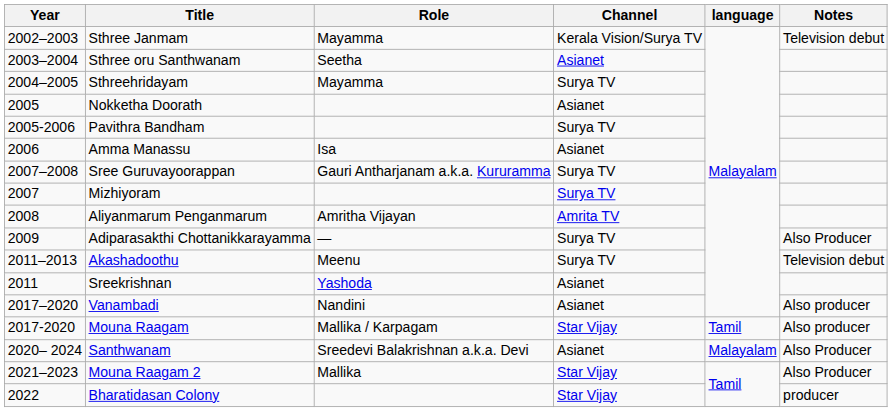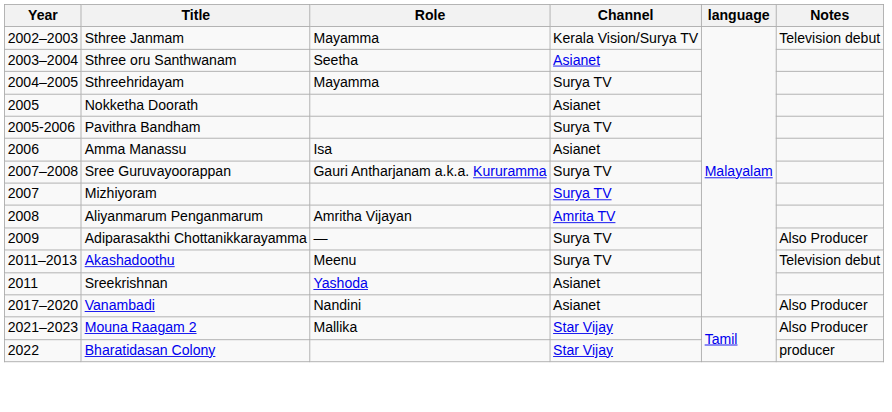(827, 305) Also producer -> (823, 305) Also Producer
- row: (139, 328)
- row: (130, 350)
